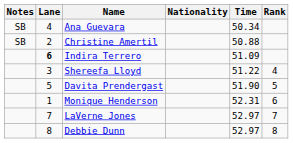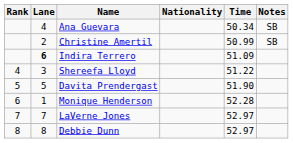columns swapped: (275, 12) <-> (20, 12)
(246, 41) 50.88 -> (240, 41) 50.99
(246, 101) 52.31 -> (240, 101) 52.28
